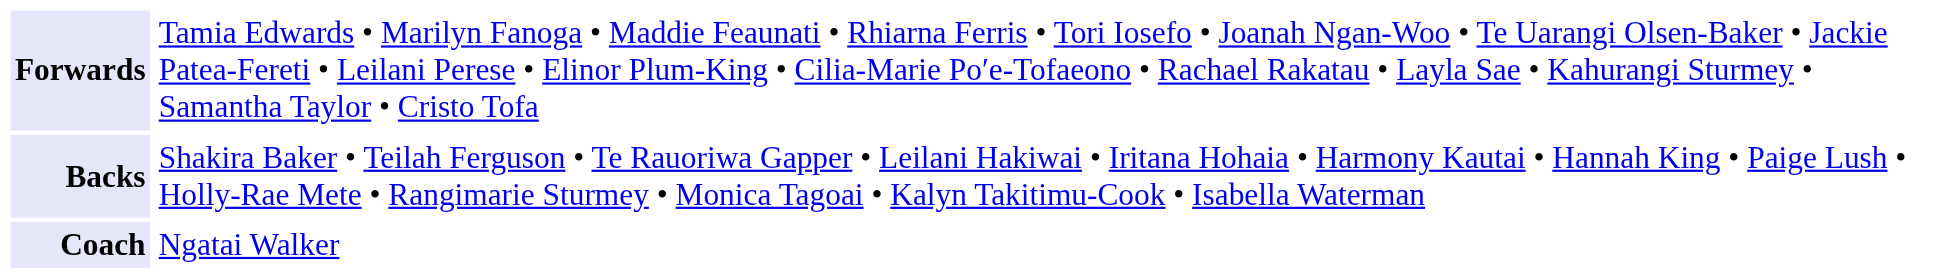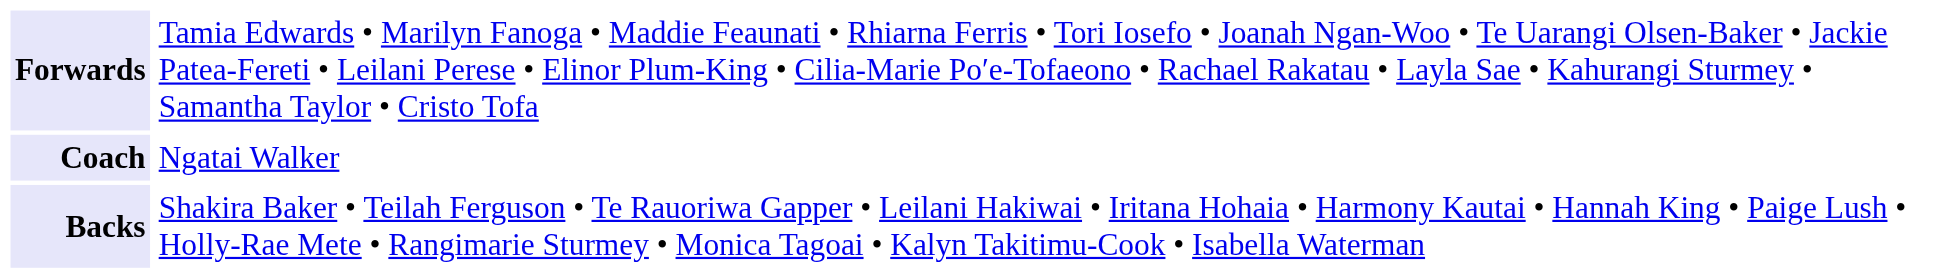rows swapped: (105, 175) <-> (103, 244)
